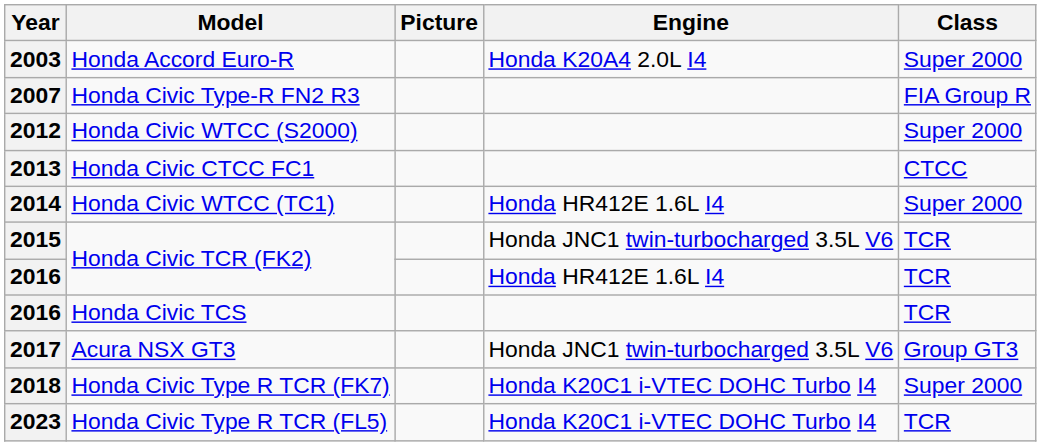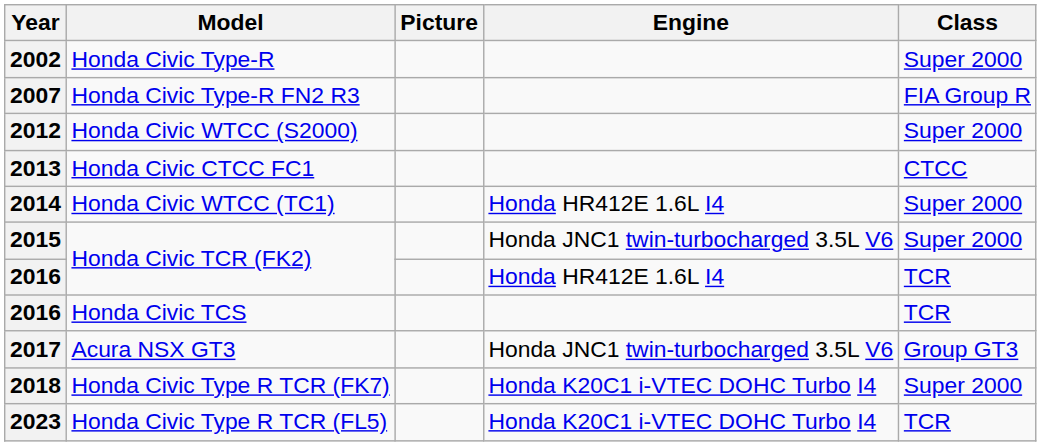+ row: (35, 58)
- row: (35, 58)
(927, 240) TCR -> (963, 240) Super 2000
